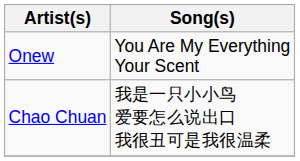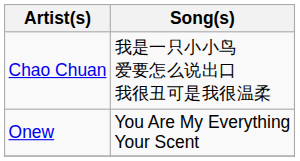rows swapped: (58, 117) <-> (31, 55)
